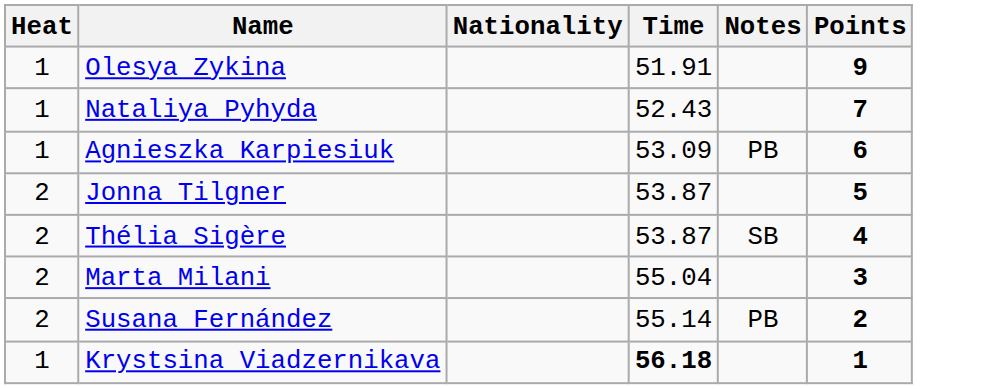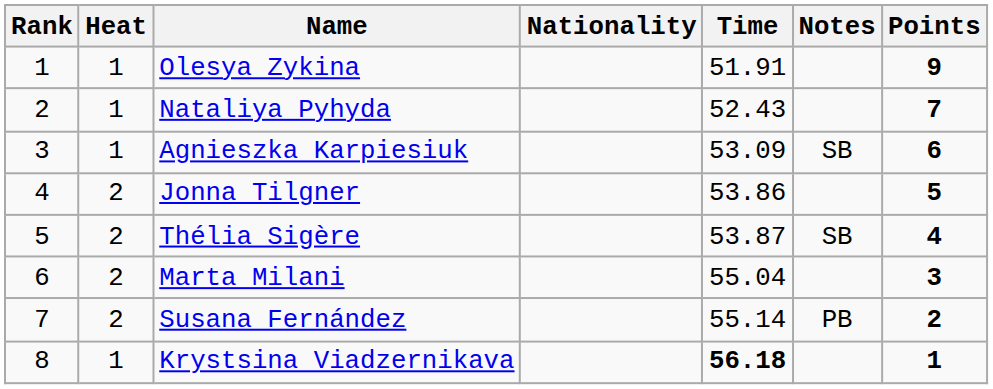+ column: (42, 26)
(763, 152) PB -> (837, 152) SB
(674, 194) 53.87 -> (748, 194) 53.86
